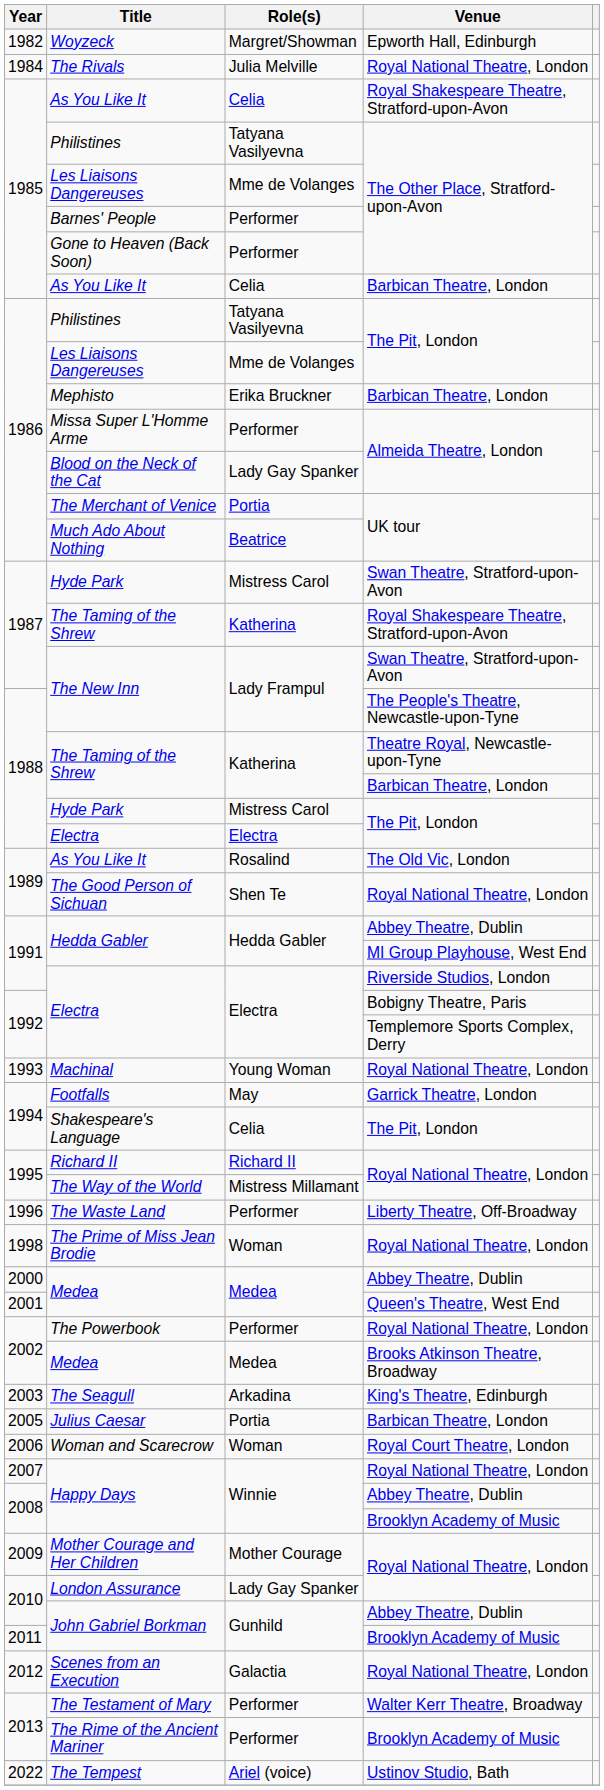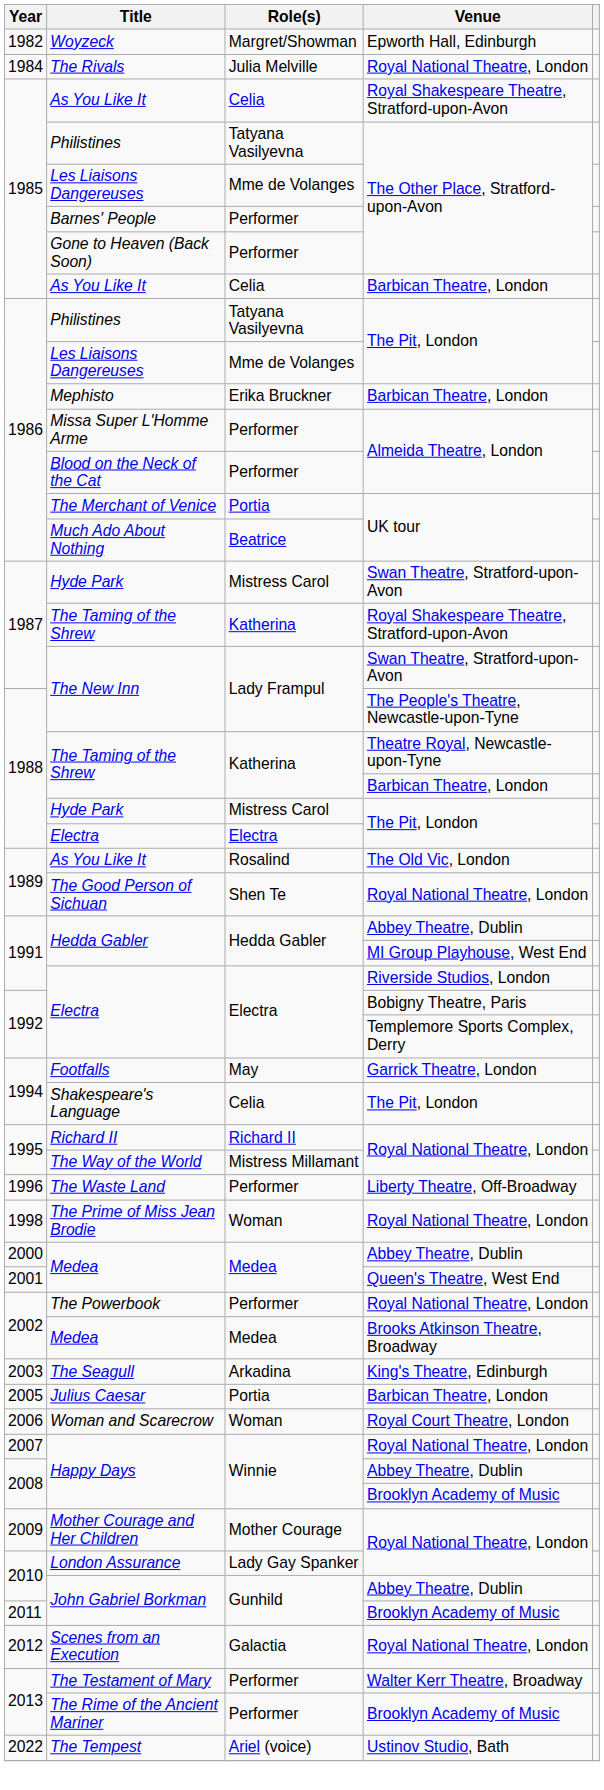(294, 472) Lady Gay Spanker -> (264, 472) Performer
- row: (82, 1070)
